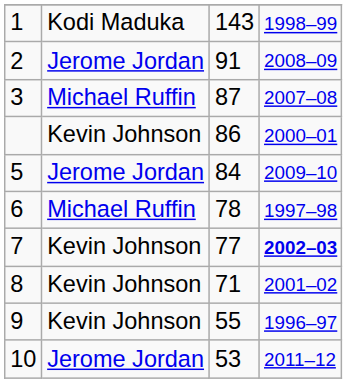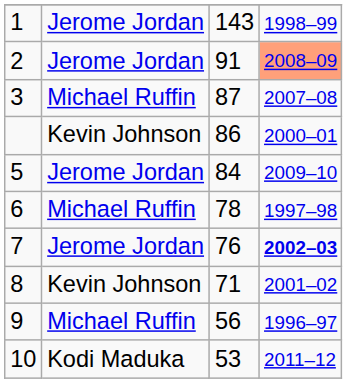(116, 23) Kodi Maduka -> (126, 23) Jerome Jordan
(301, 61) no background -> (301, 61) lightsalmon background
(124, 246) Kevin Johnson -> (126, 246) Jerome Jordan
(228, 246) 77 -> (228, 246) 76
(124, 321) Kevin Johnson -> (121, 321) Michael Ruffin
(228, 321) 55 -> (228, 321) 56
(126, 358) Jerome Jordan -> (116, 358) Kodi Maduka
